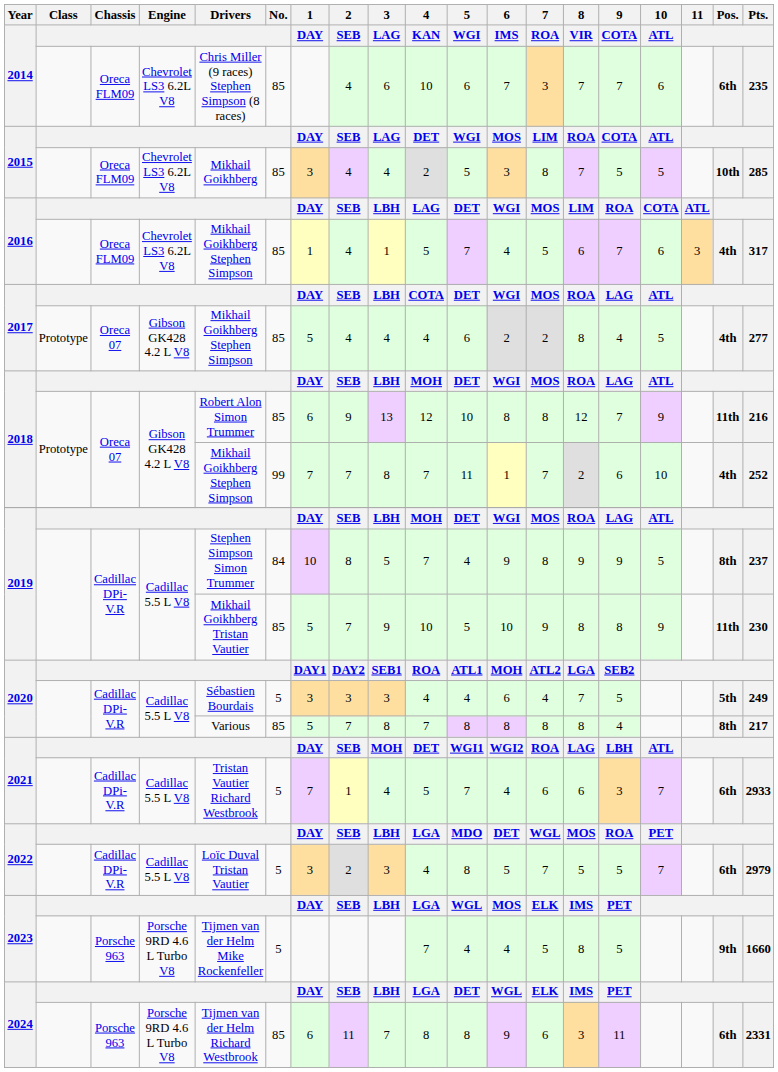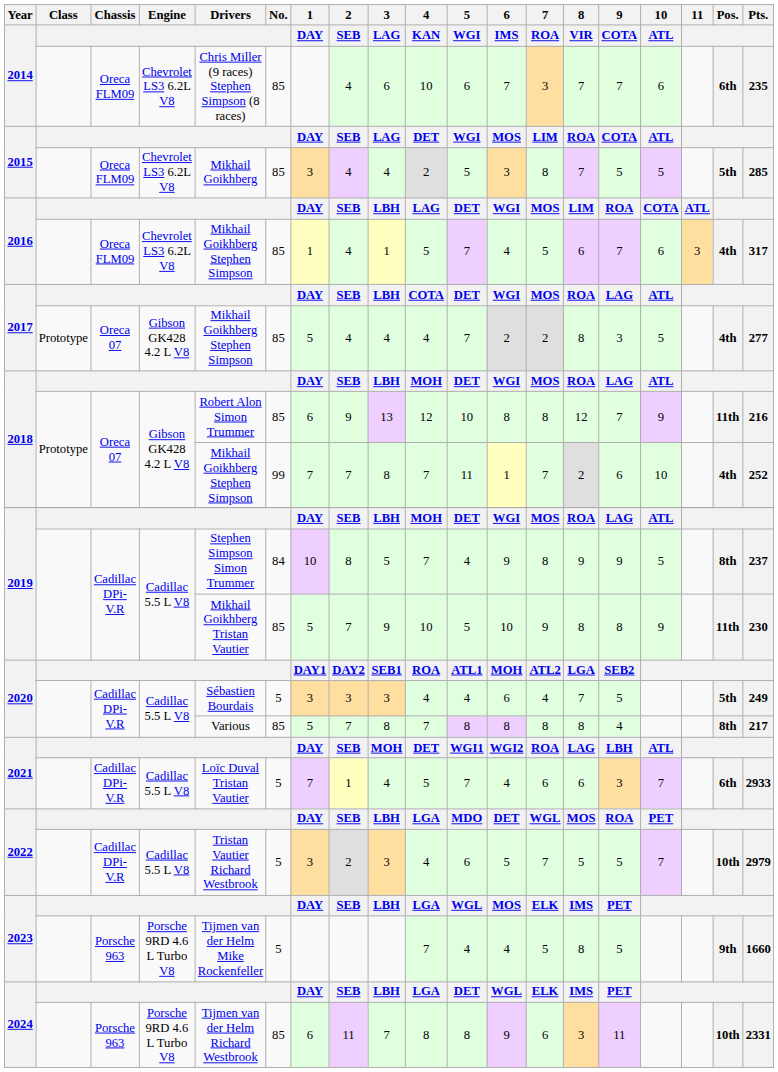(728, 172) 10th -> (728, 172) 5th
(467, 337) 6 -> (467, 337) 7
(619, 337) 4 -> (619, 337) 3
(230, 790) Tristan Vautier Richard Westbrook -> (230, 782) Loïc Duval Tristan Vautier
(230, 869) Loïc Duval Tristan Vautier -> (230, 861) Tristan Vautier Richard Westbrook
(467, 869) 8 -> (467, 861) 6
(728, 869) 6th -> (728, 861) 10th
(728, 1034) 6th -> (728, 1034) 10th
